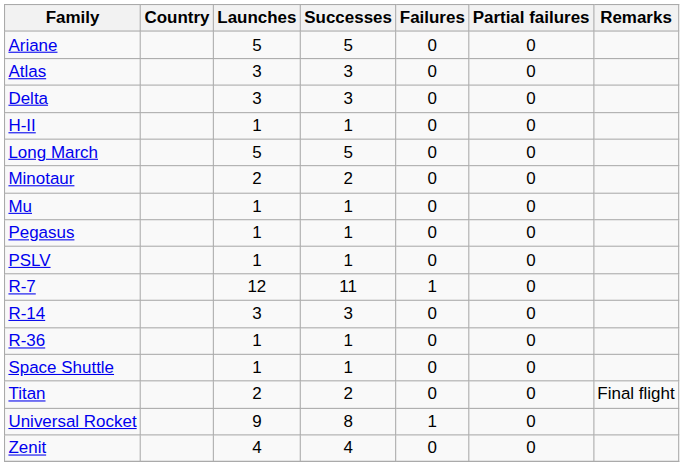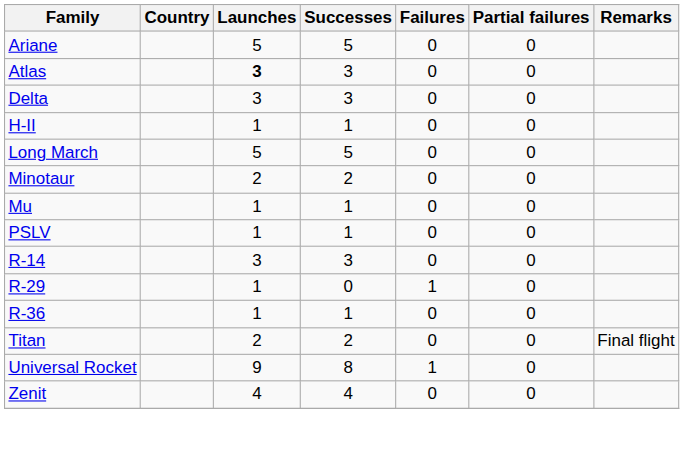(257, 71) normal -> (257, 71) bold
- row: (41, 233)
- row: (22, 286)
+ row: (27, 286)
- row: (61, 367)
